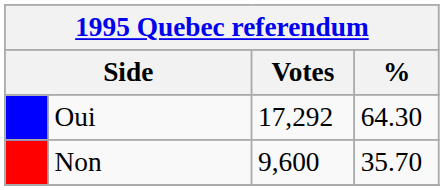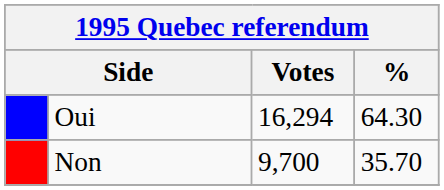(296, 117) 17,292 -> (296, 117) 16,294
(289, 162) 9,600 -> (289, 162) 9,700
